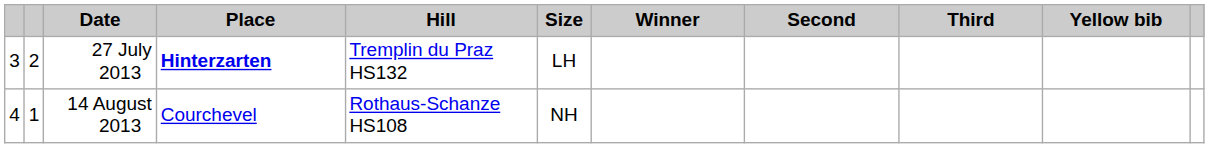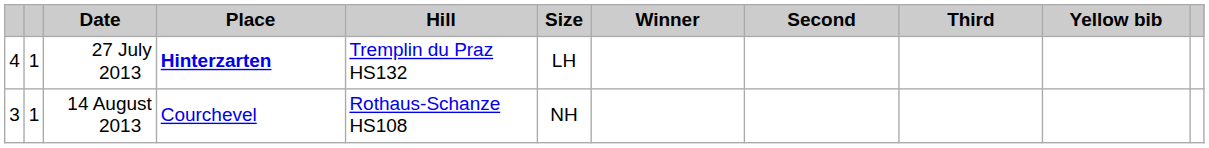(14, 61) 3 -> (14, 61) 4
(34, 61) 2 -> (34, 61) 1
(14, 114) 4 -> (14, 114) 3
